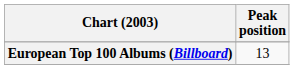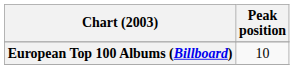(263, 53) 13 -> (263, 53) 10
